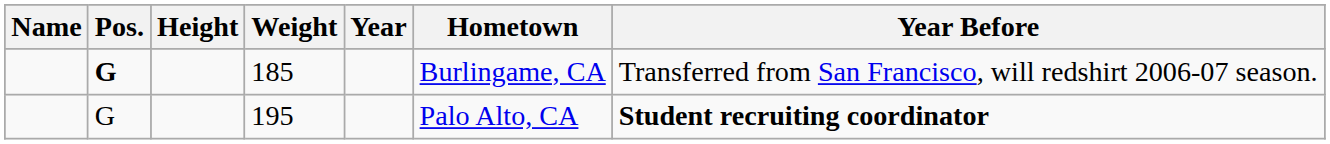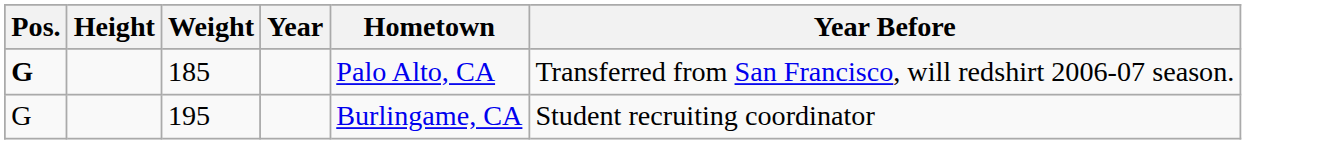- column: (47, 26)
(513, 71) Burlingame, CA -> (416, 71) Palo Alto, CA
(499, 116) Palo Alto, CA -> (429, 116) Burlingame, CA
(804, 116) bold -> (705, 116) normal
